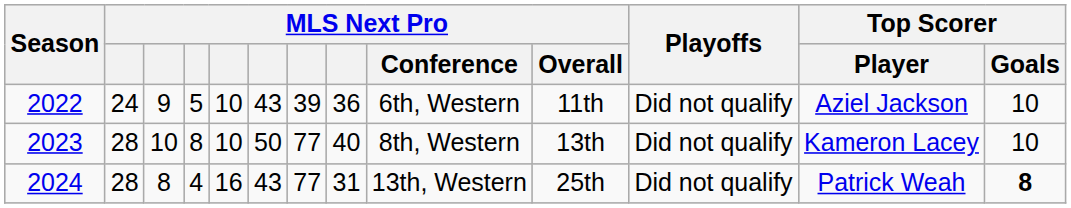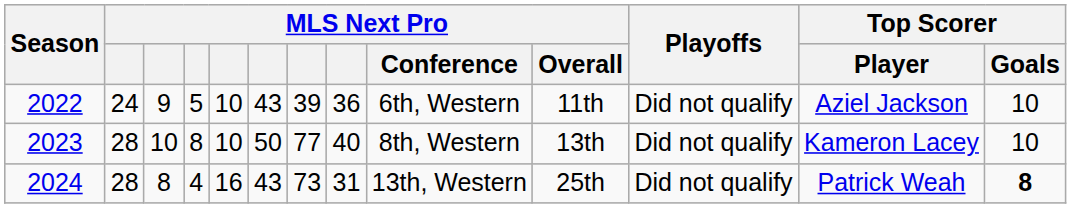(307, 182) 77 -> (307, 182) 73
